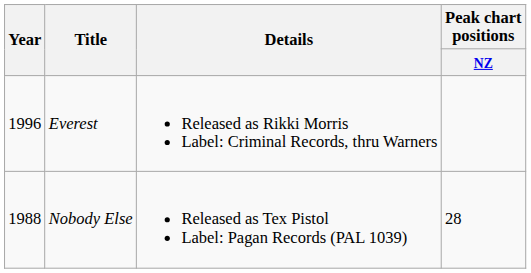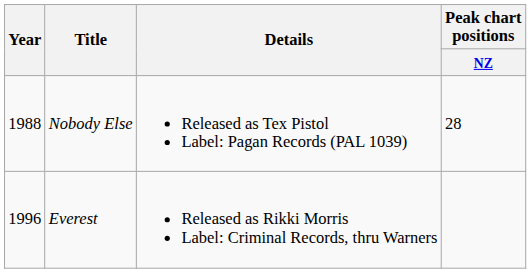rows swapped: (91, 219) <-> (73, 123)
